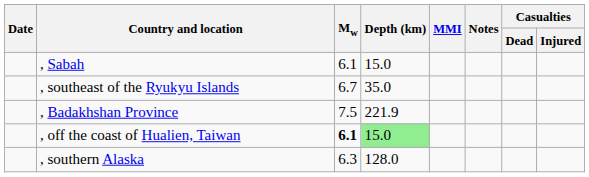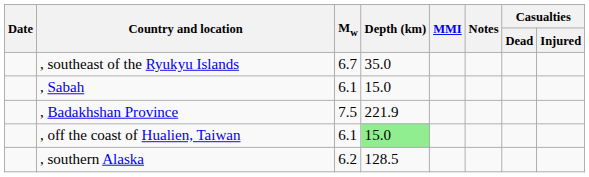rows swapped: (62, 64) <-> (140, 87)
(348, 135) bold -> (348, 135) normal
(348, 159) 6.3 -> (348, 159) 6.2
(382, 159) 128.0 -> (382, 159) 128.5
